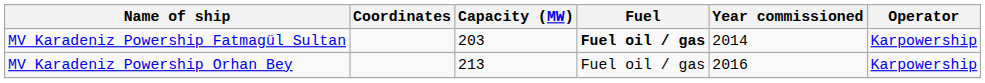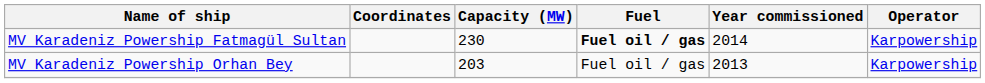(471, 41) 203 -> (471, 41) 230
(471, 65) 213 -> (471, 65) 203
(730, 65) 2016 -> (730, 65) 2013
